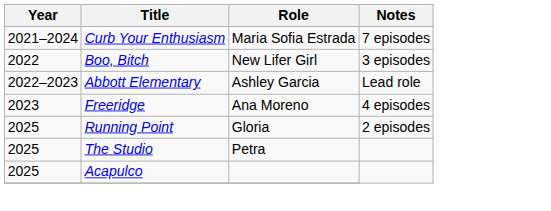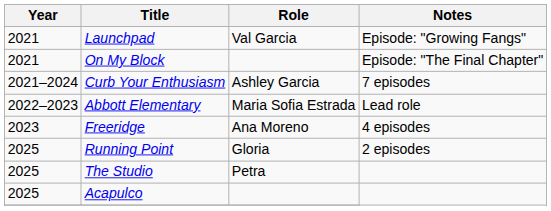+ row: (120, 37)
+ row: (125, 60)
(294, 37) Maria Sofia Estrada -> (276, 82) Ashley Garcia
- row: (117, 60)
(276, 82) Ashley Garcia -> (294, 104) Maria Sofia Estrada
